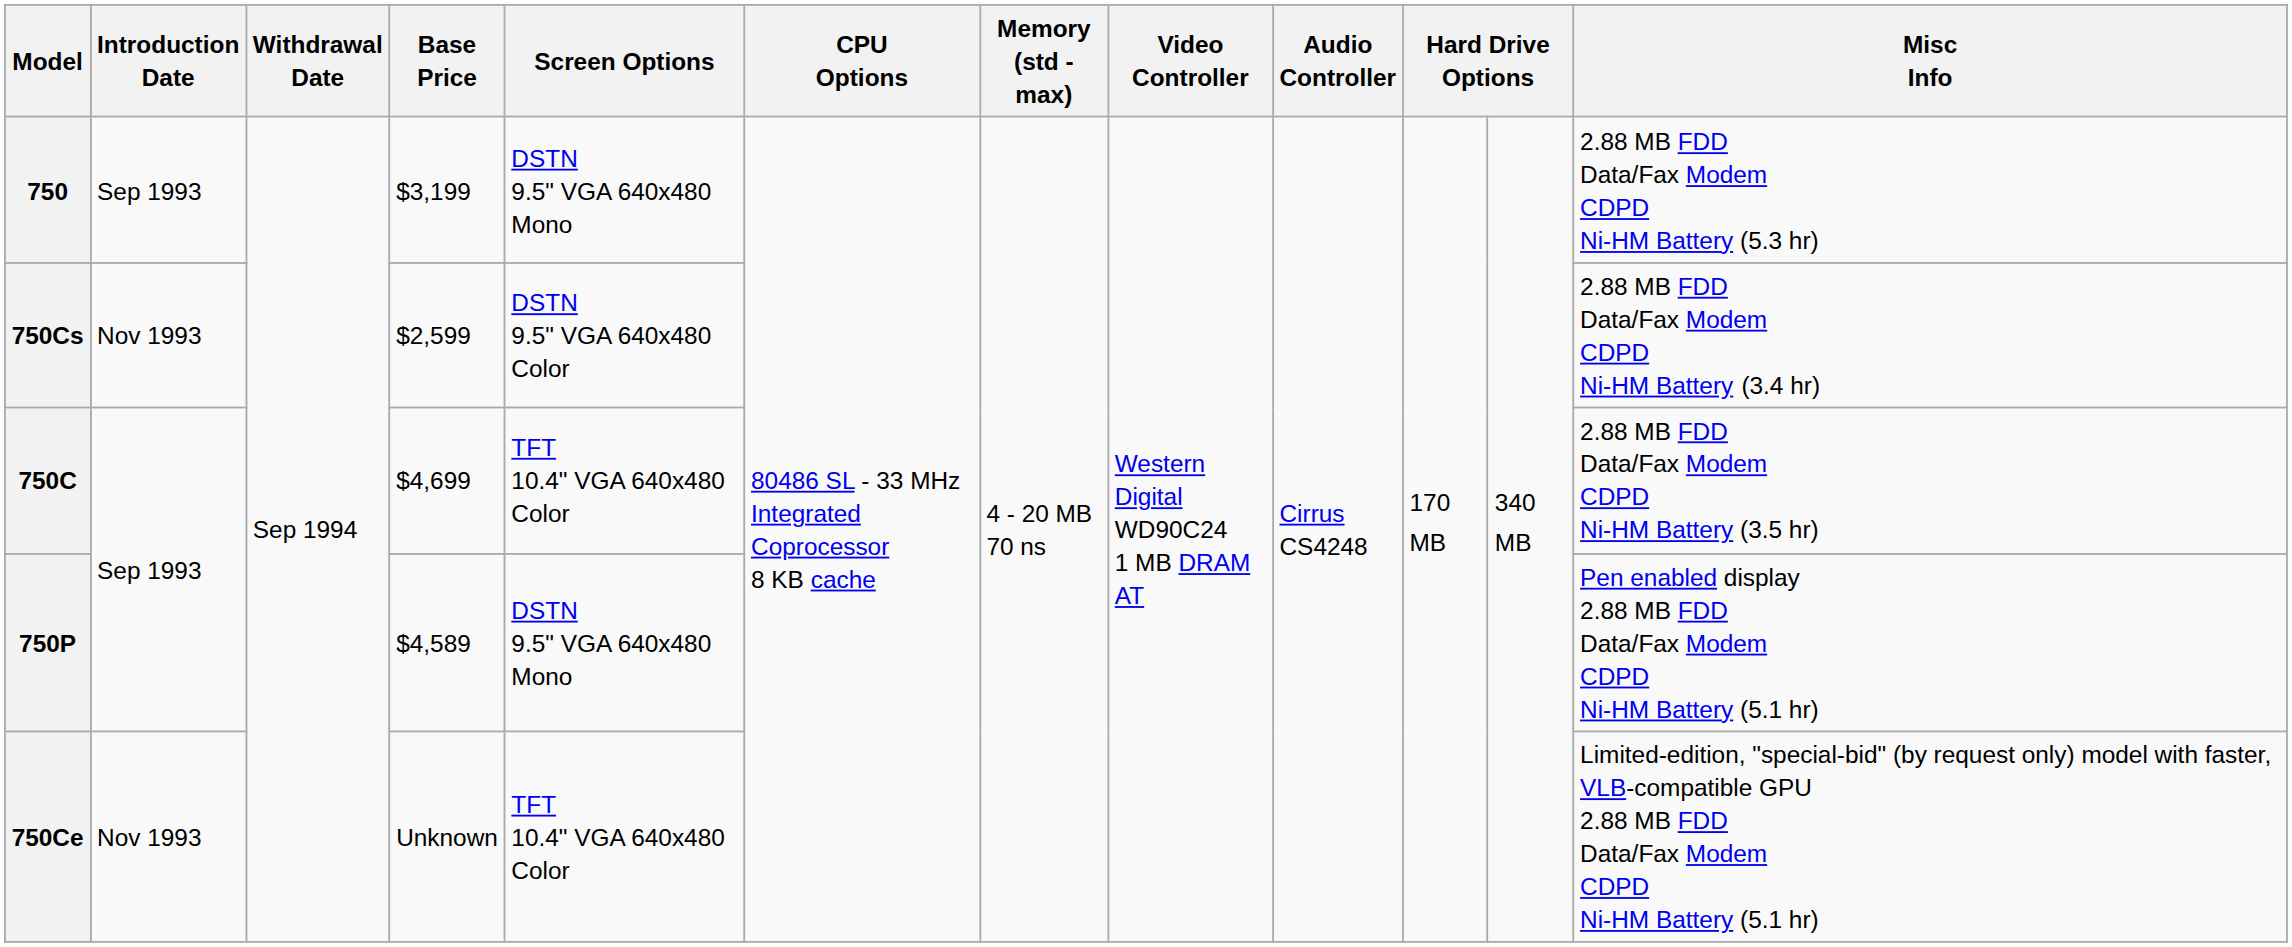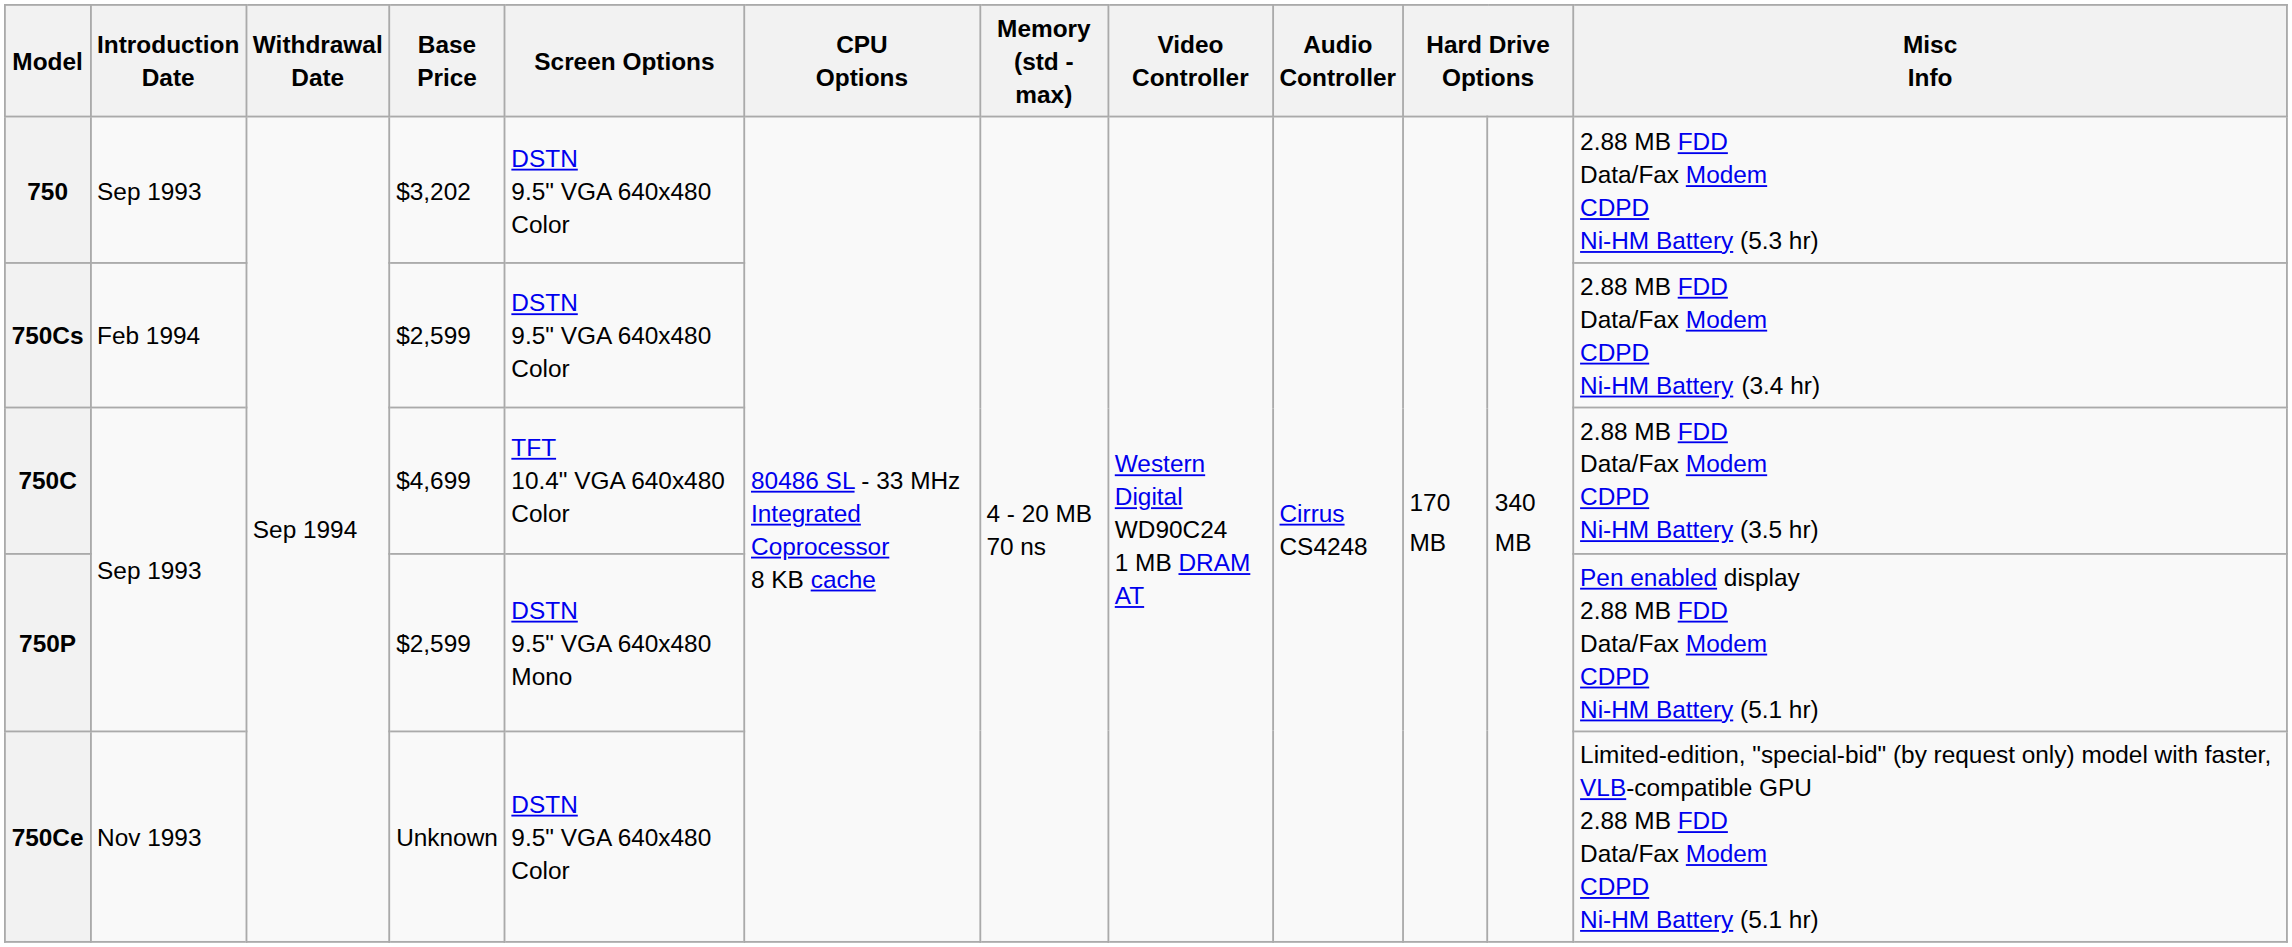(433, 191) $3,199 -> (433, 191) $3,202
(611, 191) DSTN 9.5" VGA 640x480 Mono -> (611, 191) DSTN 9.5" VGA 640x480 Color
(149, 336) Nov 1993 -> (149, 336) Feb 1994
(433, 643) $4,589 -> (433, 643) $2,599
(618, 836) TFT 10.4" VGA 640x480 Color -> (611, 838) DSTN 9.5" VGA 640x480 Color
